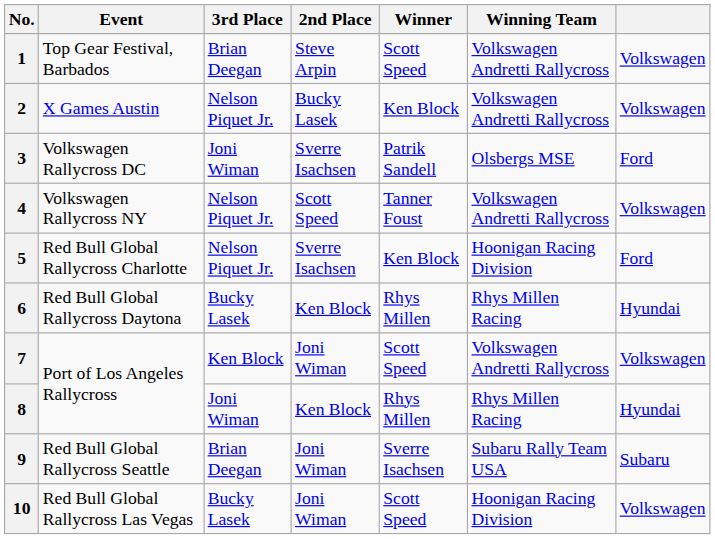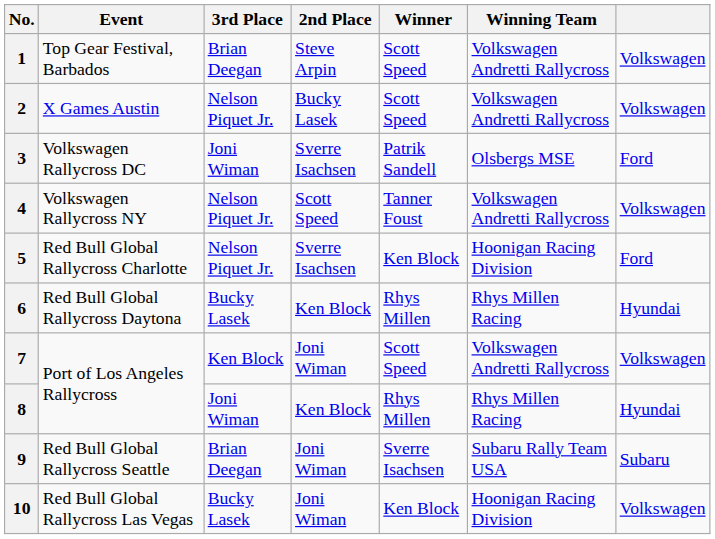(421, 108) Ken Block -> (405, 108) Scott Speed
(405, 508) Scott Speed -> (421, 508) Ken Block
